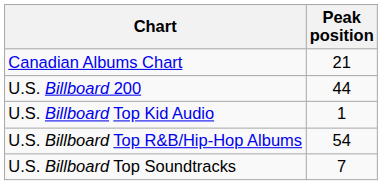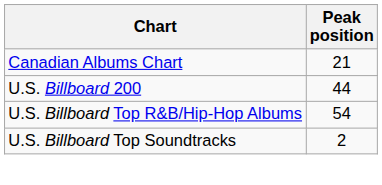- row: (111, 114)
(342, 166) 7 -> (342, 140) 2
